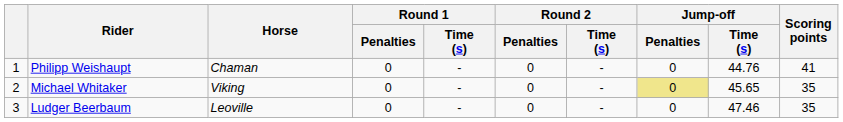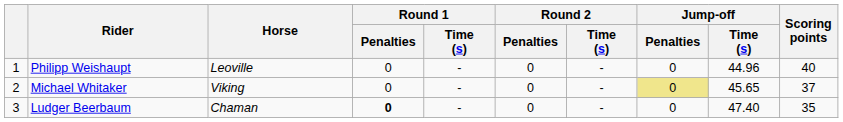(234, 68) Chaman -> (232, 68) Leoville
(744, 68) 44.76 -> (744, 68) 44.96
(808, 68) 41 -> (808, 68) 40
(808, 88) 35 -> (808, 88) 37
(232, 108) Leoville -> (234, 108) Chaman
(388, 108) normal -> (388, 108) bold
(744, 108) 47.46 -> (744, 108) 47.40
